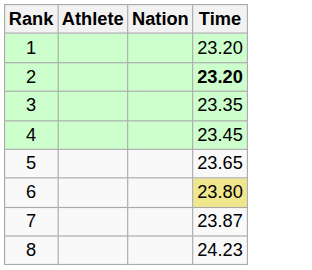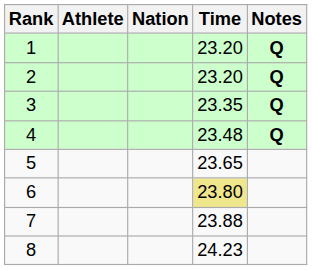+ column: (277, 18)
(220, 76) bold -> (220, 76) normal
(220, 134) 23.45 -> (220, 134) 23.48
(220, 221) 23.87 -> (220, 221) 23.88
